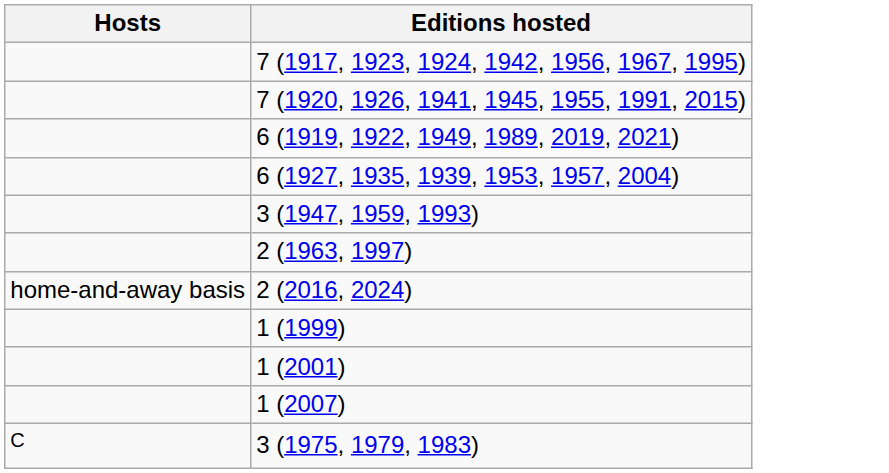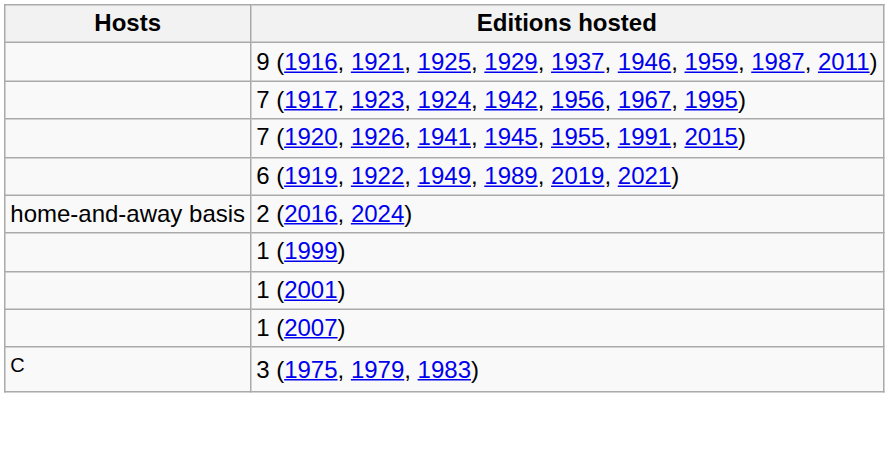+ row: (567, 61)
- row: (468, 175)
- row: (368, 213)
- row: (334, 251)
